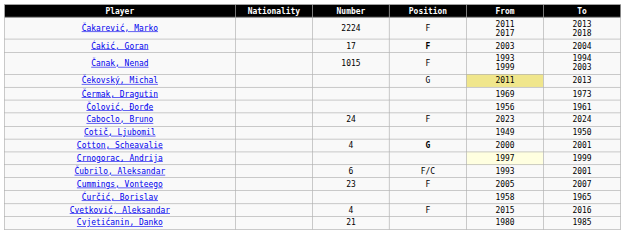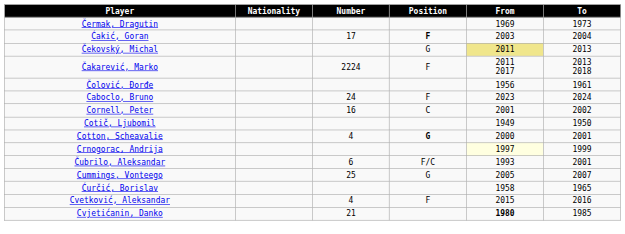rows swapped: (120, 28) <-> (120, 94)
- row: (120, 63)
+ row: (120, 110)
(351, 184) 23 -> (351, 175) 25
(428, 184) F -> (428, 175) G
(505, 223) normal -> (505, 214) bold
